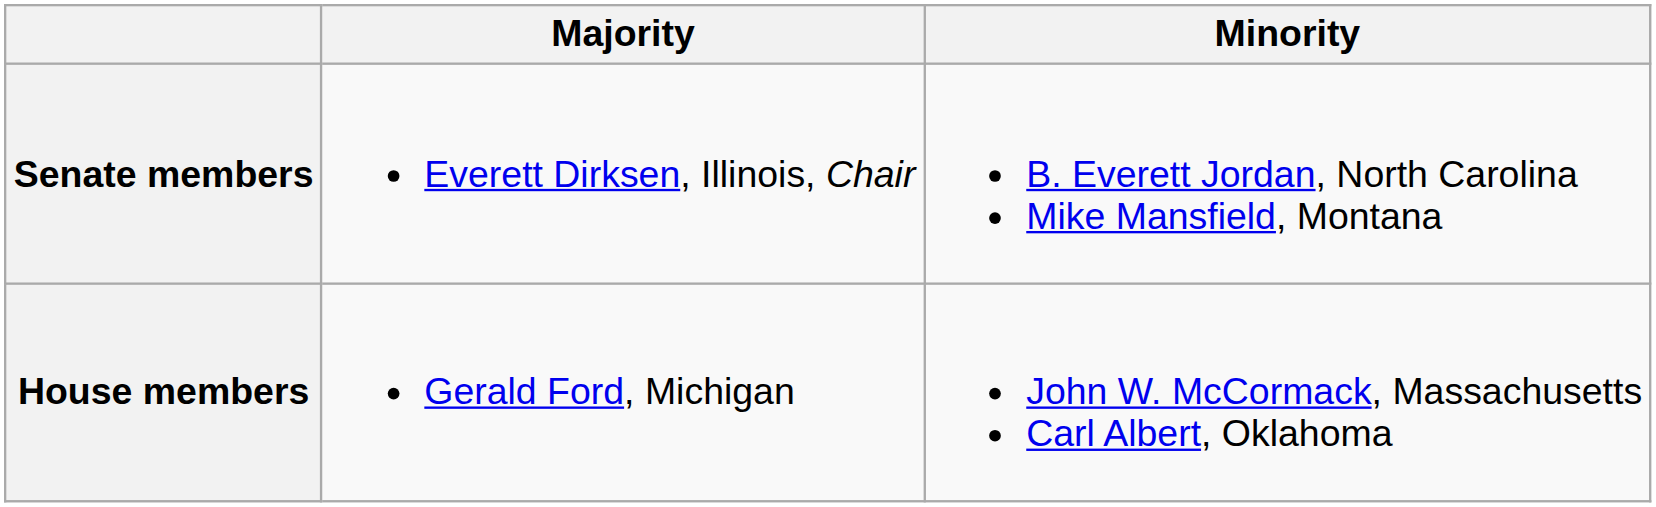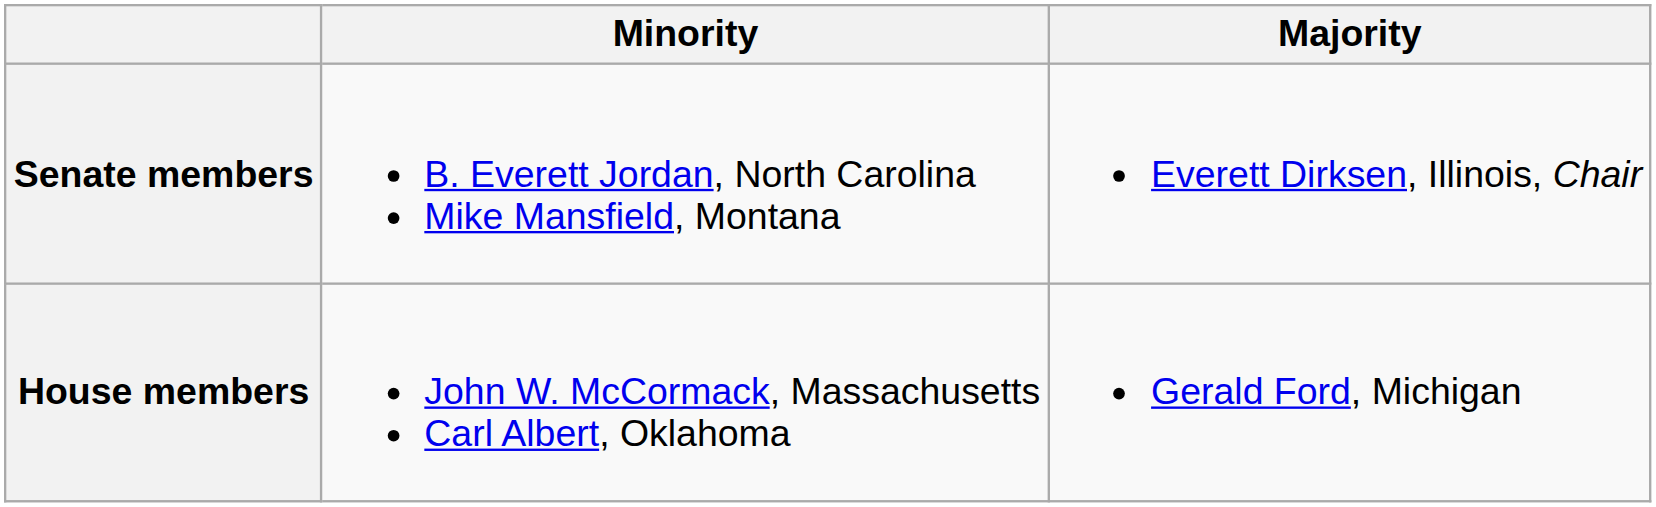columns swapped: (623, 34) <-> (1287, 34)
